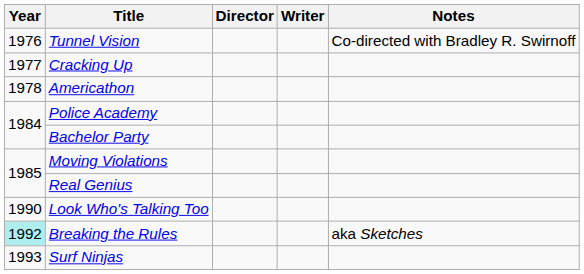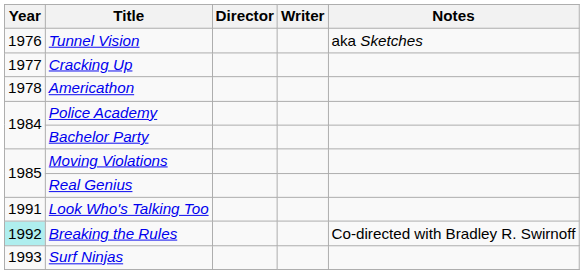(453, 40) Co-directed with Bradley R. Swirnoff -> (377, 40) aka Sketches
(25, 209) 1990 -> (25, 209) 1991
(377, 233) aka Sketches -> (453, 233) Co-directed with Bradley R. Swirnoff
